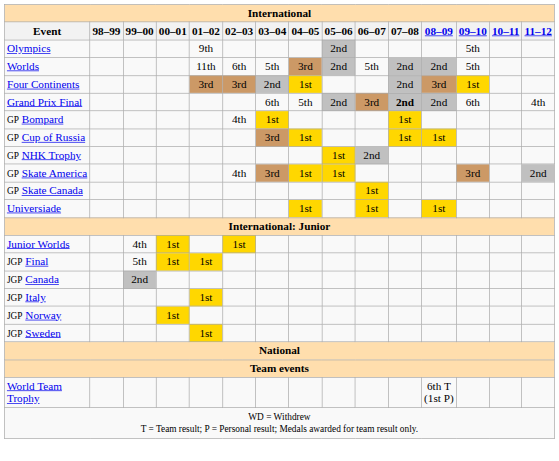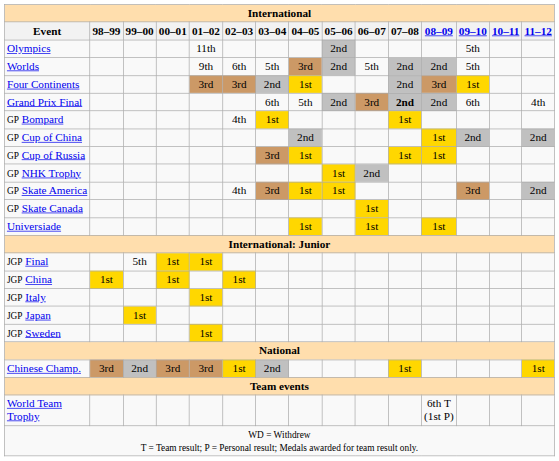(206, 48) 9th -> (206, 48) 11th
(206, 66) 11th -> (206, 66) 9th
+ row: (44, 137)
- row: (38, 244)
- row: (33, 279)
+ row: (29, 279)
+ row: (29, 315)
- row: (34, 315)
+ row: (44, 368)
